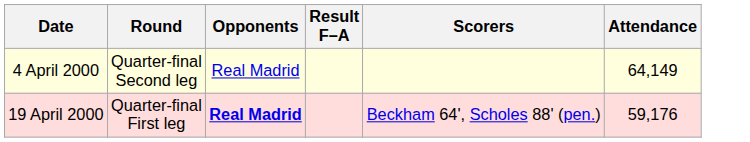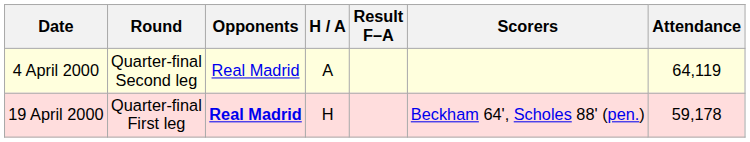+ column: (328, 26)
(653, 70) 64,149 -> (697, 70) 64,119
(653, 115) 59,176 -> (697, 115) 59,178
